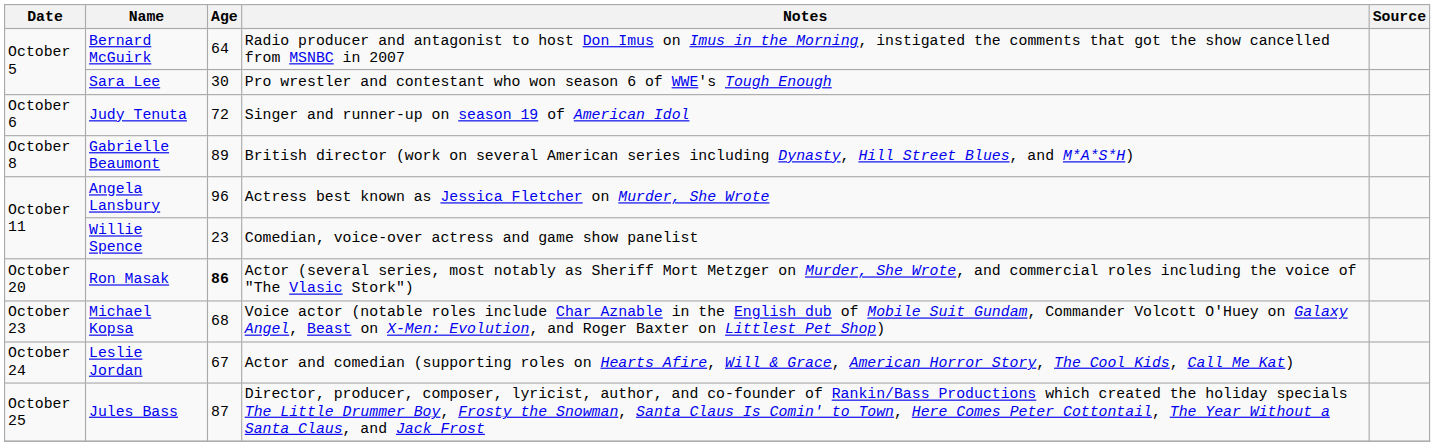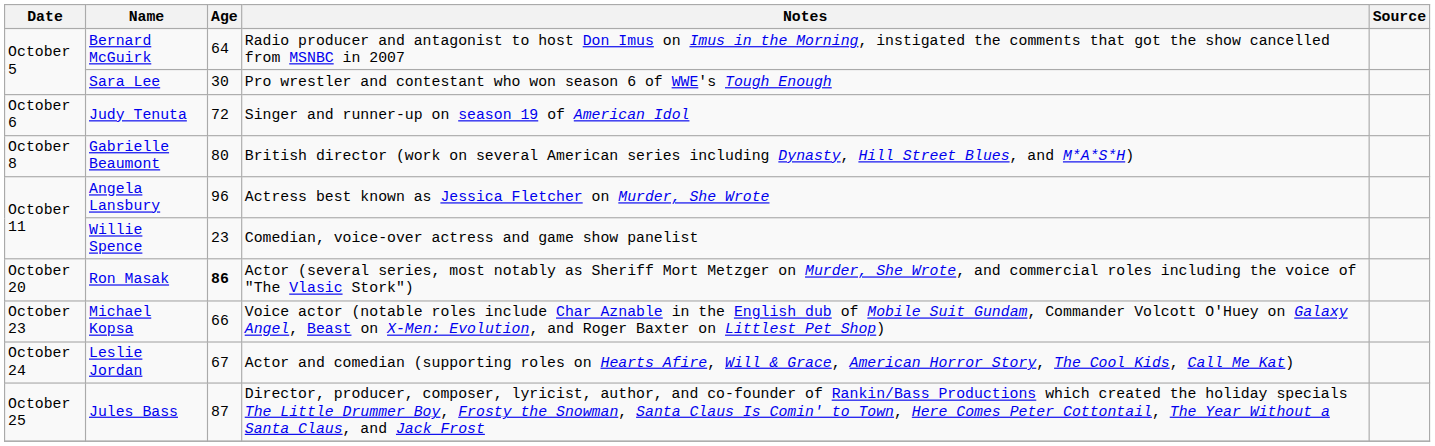(220, 156) 89 -> (220, 156) 80
(220, 321) 68 -> (220, 321) 66
